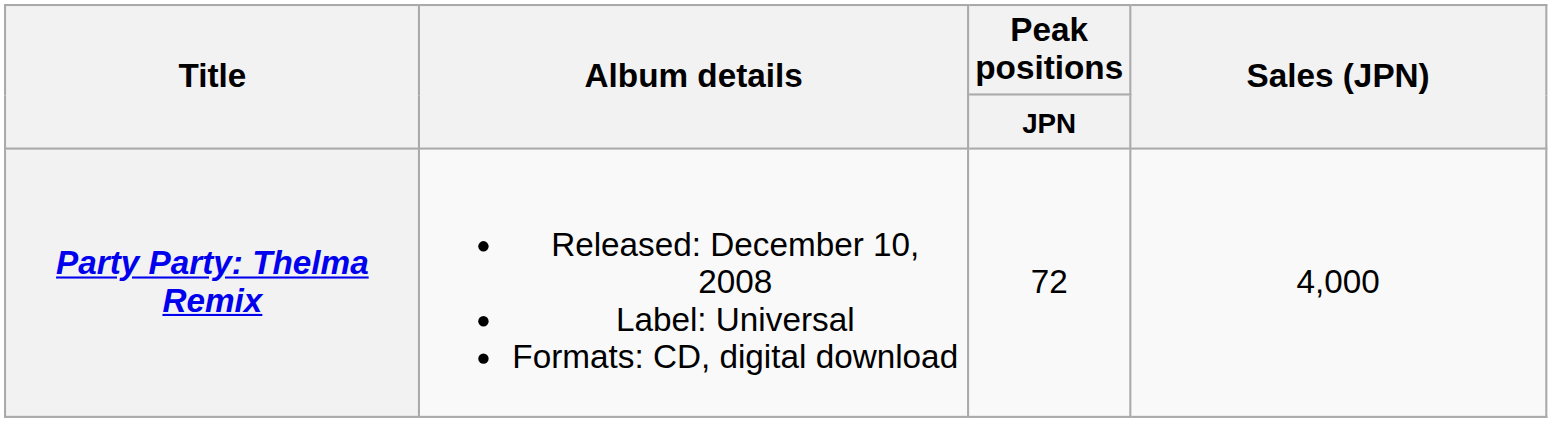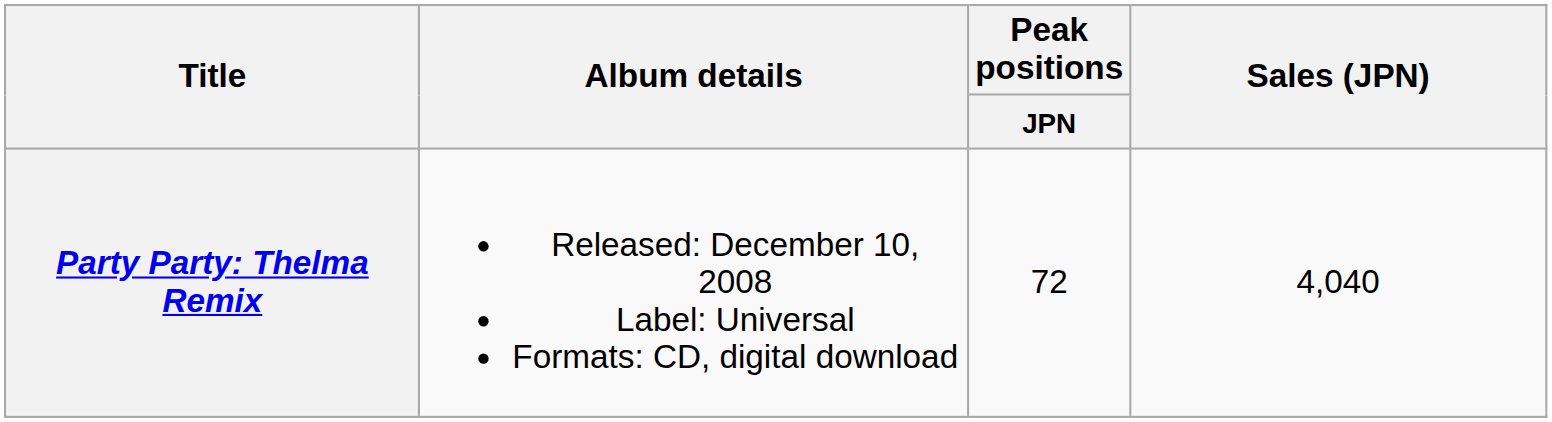(1338, 282) 4,000 -> (1338, 282) 4,040
